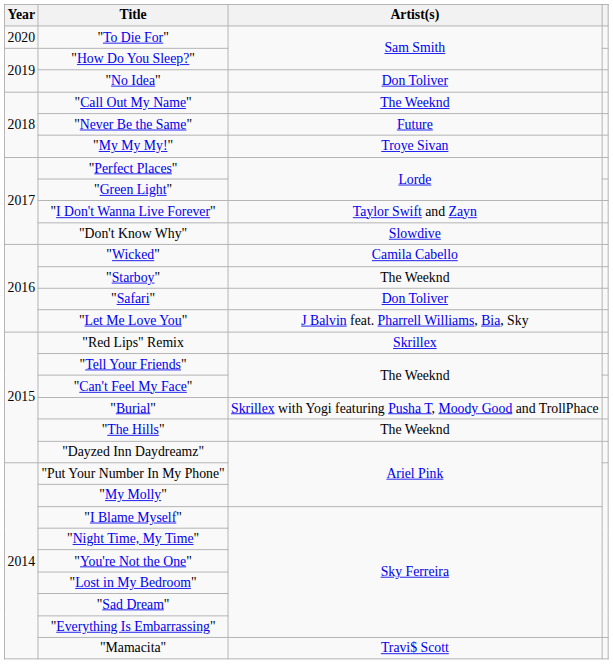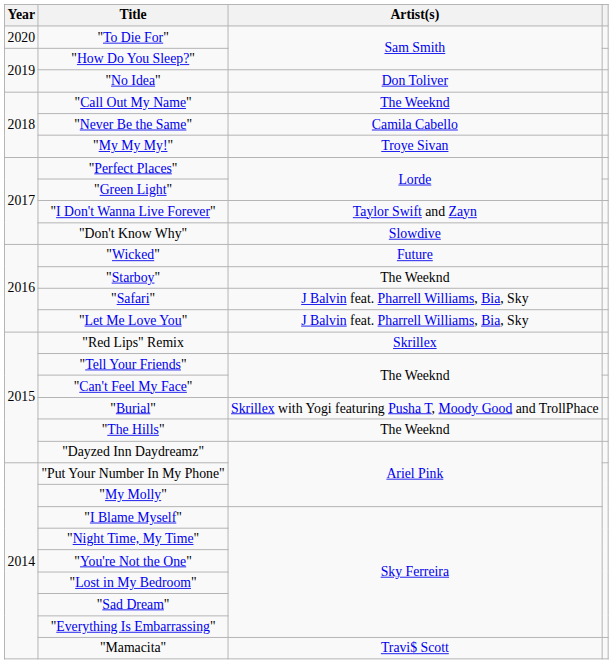(415, 124) Future -> (415, 124) Camila Cabello
(415, 255) Camila Cabello -> (415, 255) Future
(415, 299) Don Toliver -> (415, 299) J Balvin feat. Pharrell Williams, Bia, Sky
